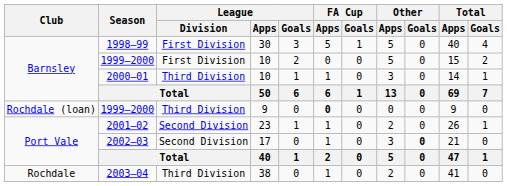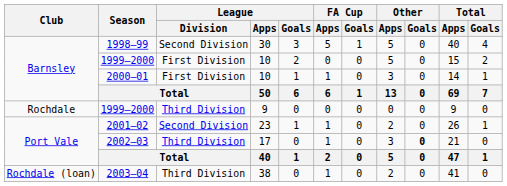(204, 45) First Division -> (204, 45) Second Division
(204, 77) Third Division -> (204, 77) First Division
(51, 109) Rochdale (loan) -> (51, 109) Rochdale
(328, 109) bold -> (328, 109) normal
(204, 141) Second Division -> (204, 141) Third Division
(51, 173) Rochdale -> (51, 173) Rochdale (loan)
